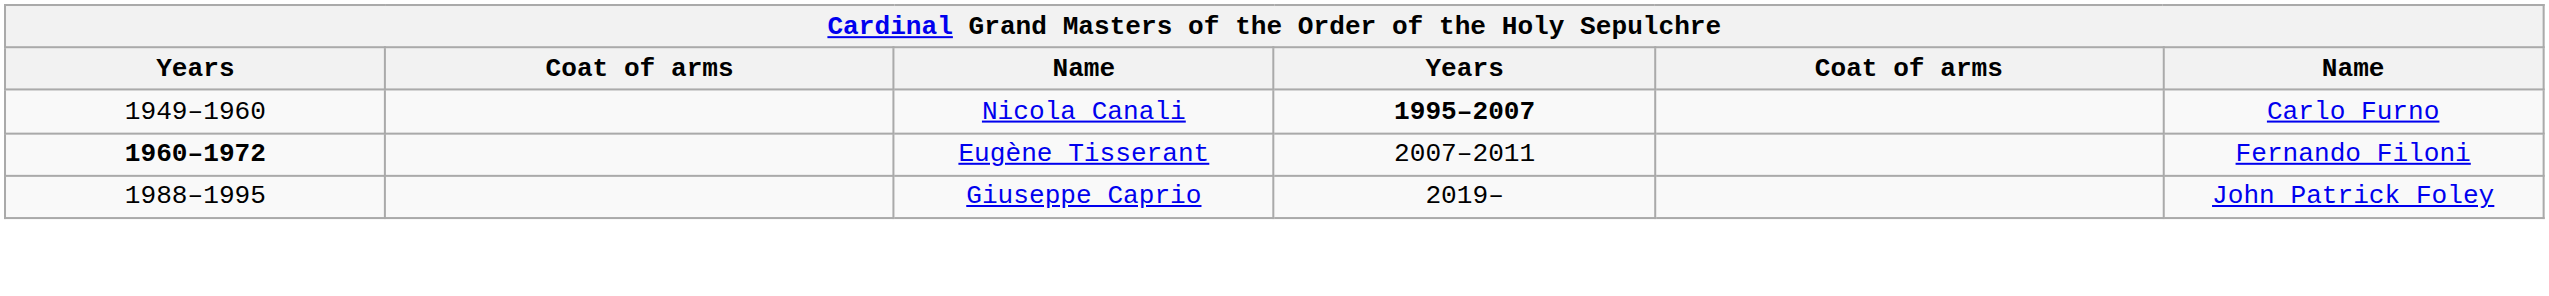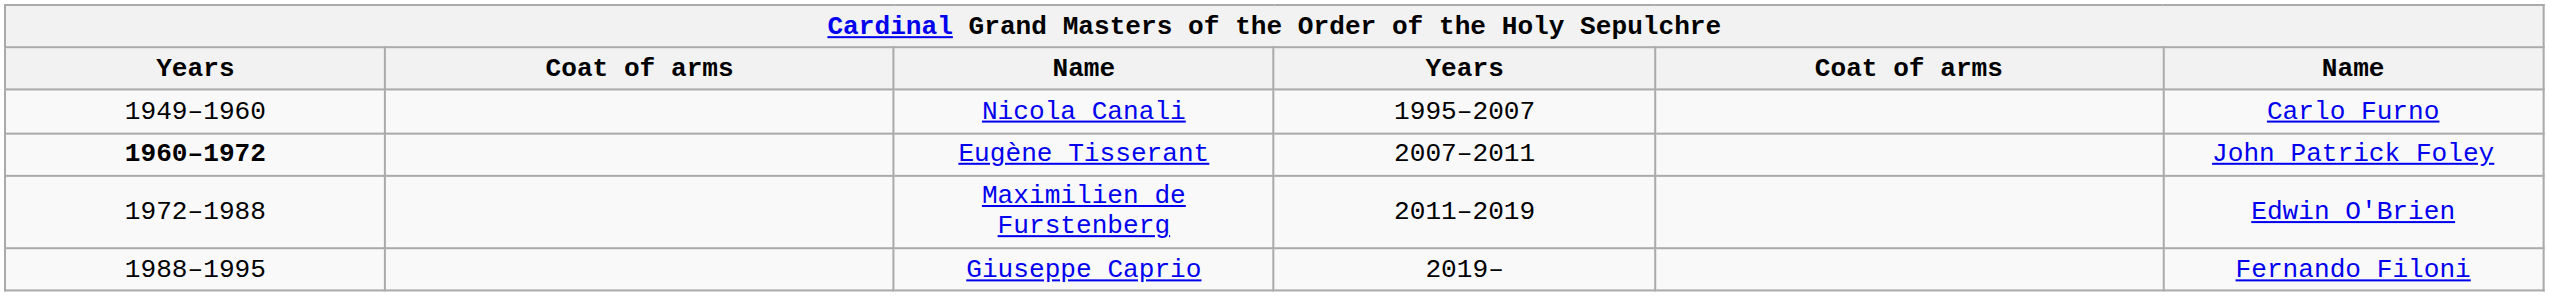(1465, 111) bold -> (1465, 111) normal
(2353, 154) Fernando Filoni -> (2353, 154) John Patrick Foley
+ row: (1084, 212)
(2353, 197) John Patrick Foley -> (2353, 269) Fernando Filoni
